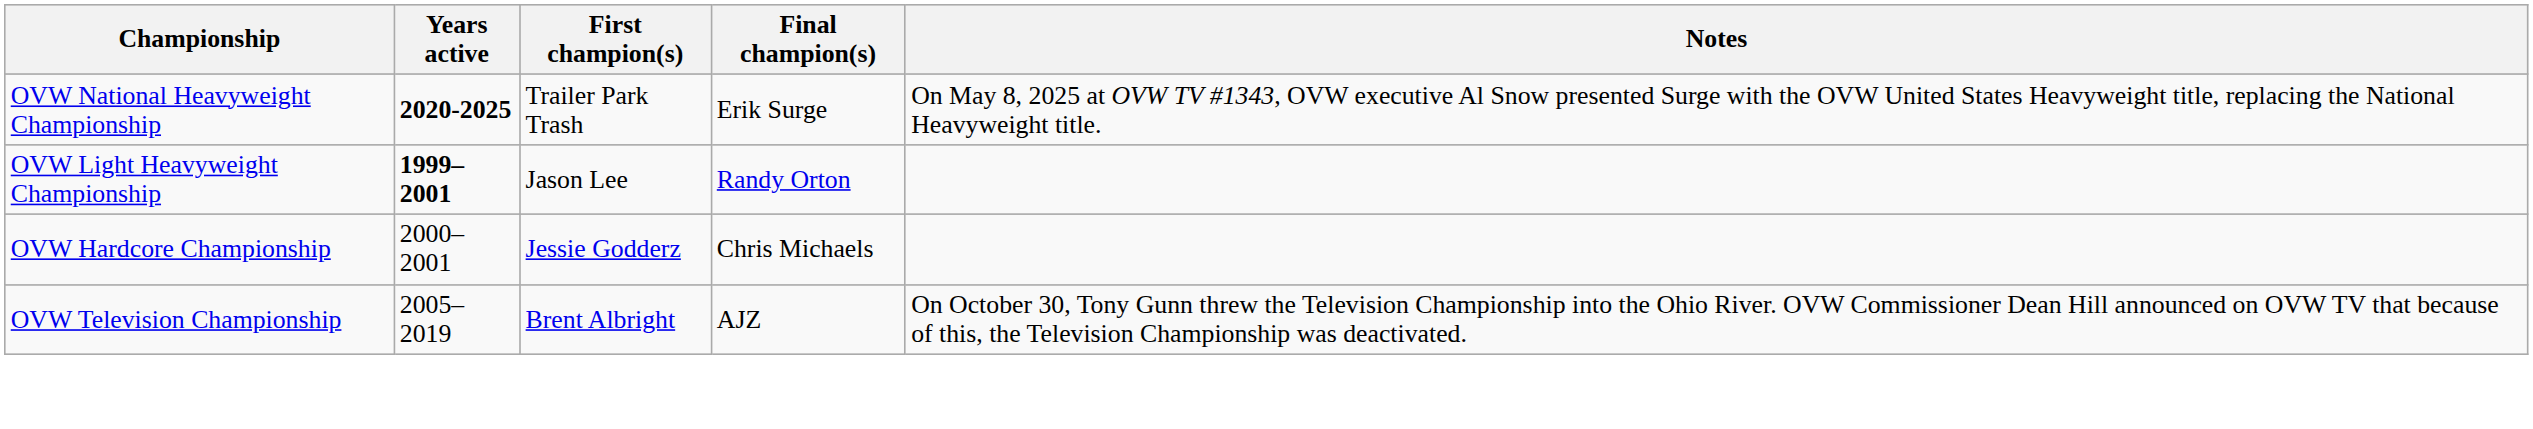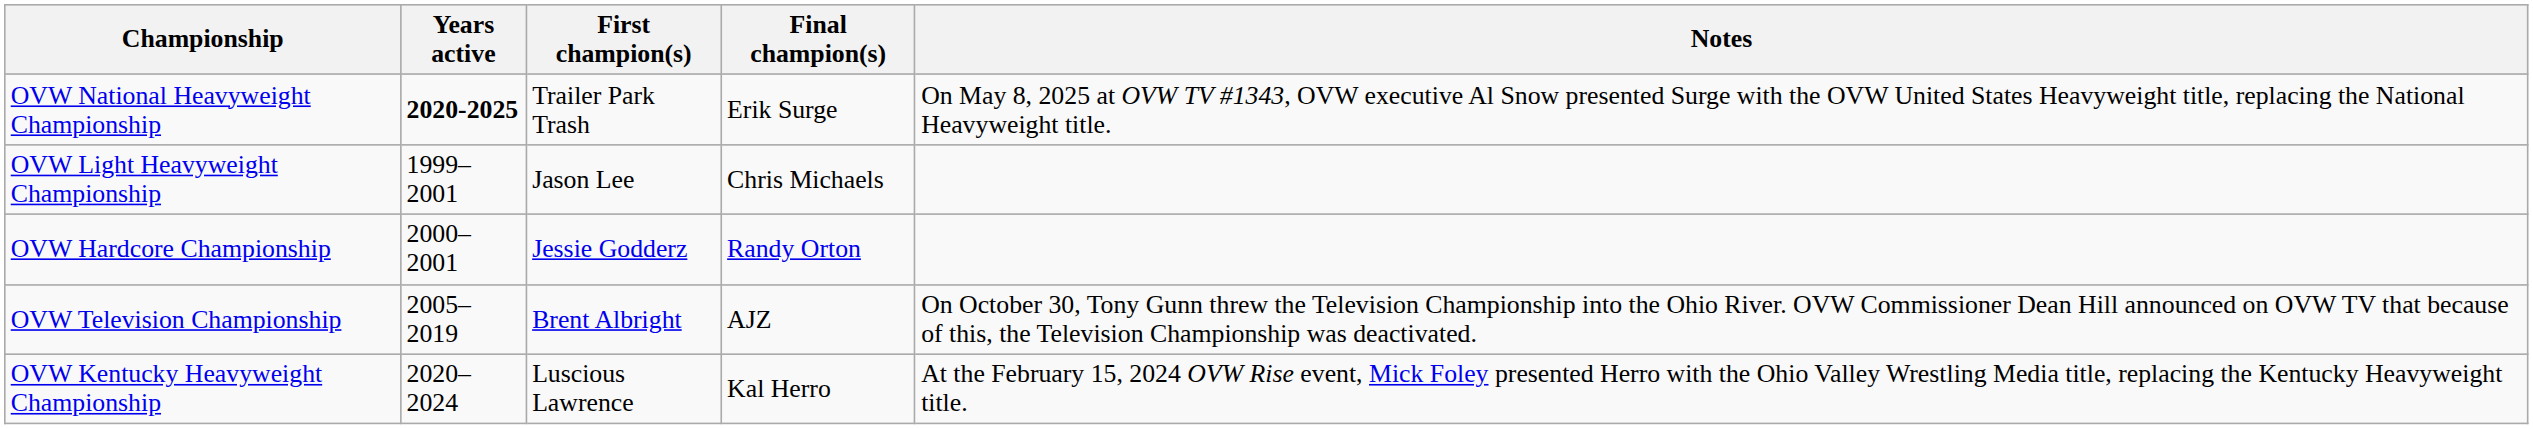(432, 179) bold -> (439, 179) normal
(784, 179) Randy Orton -> (805, 179) Chris Michaels
(795, 248) Chris Michaels -> (794, 248) Randy Orton
+ row: (166, 388)
